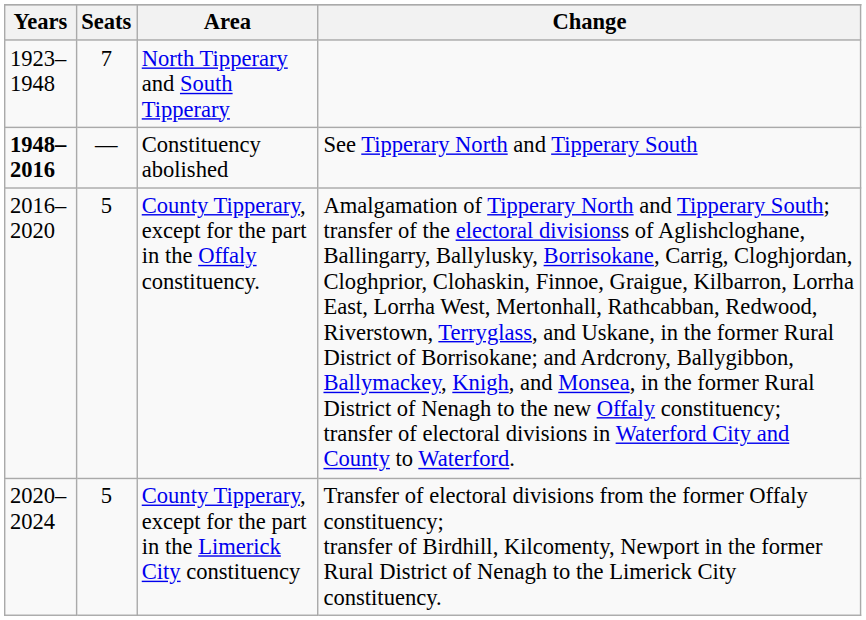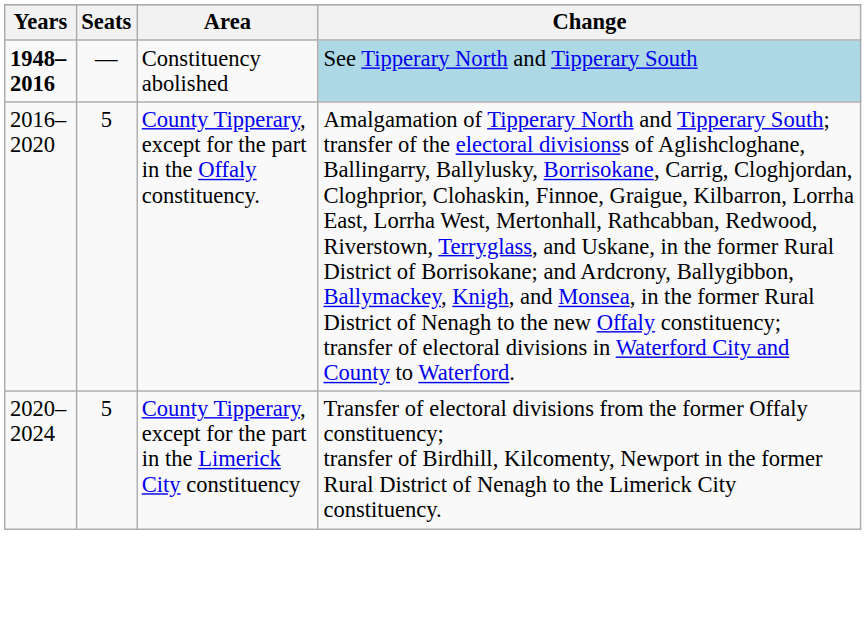- row: (215, 83)
(511, 144) no background -> (511, 58) lightblue background
